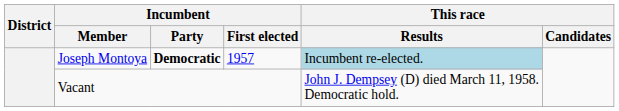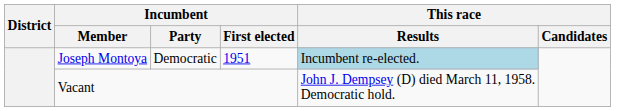(187, 58) bold -> (185, 58) normal
(240, 58) 1957 -> (237, 58) 1951
